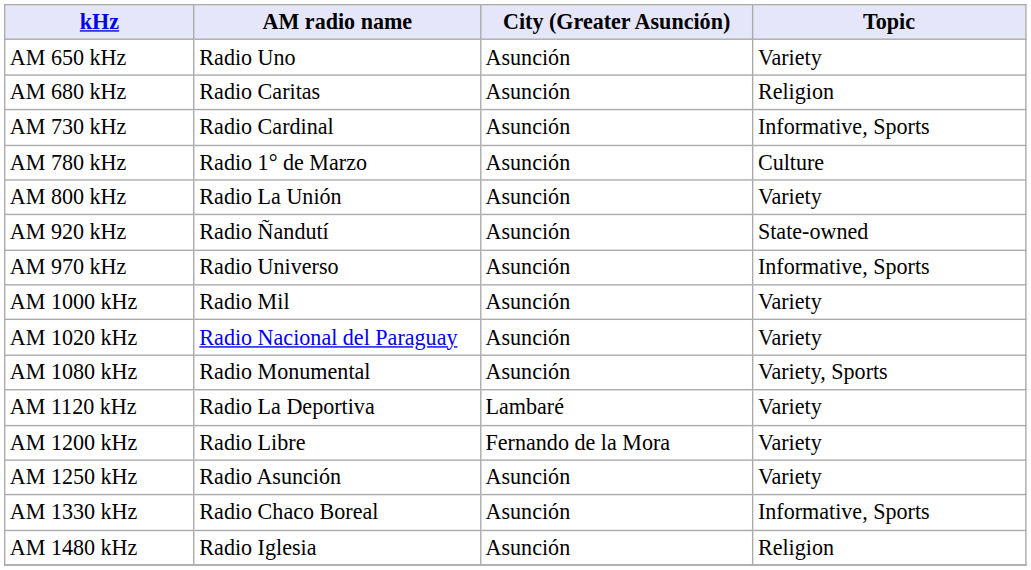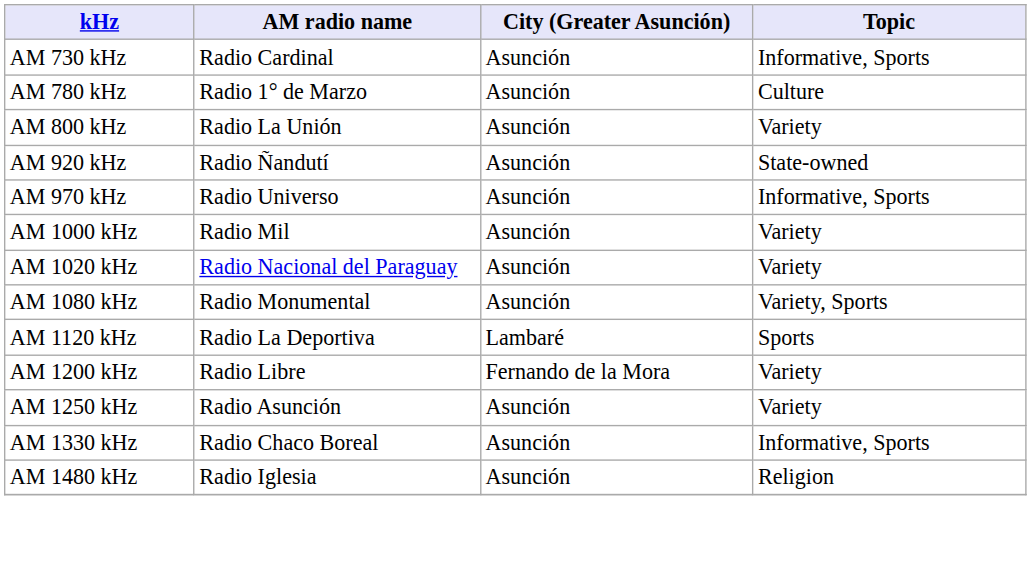- row: (68, 57)
- row: (68, 92)
(790, 407) Variety -> (786, 337) Sports
